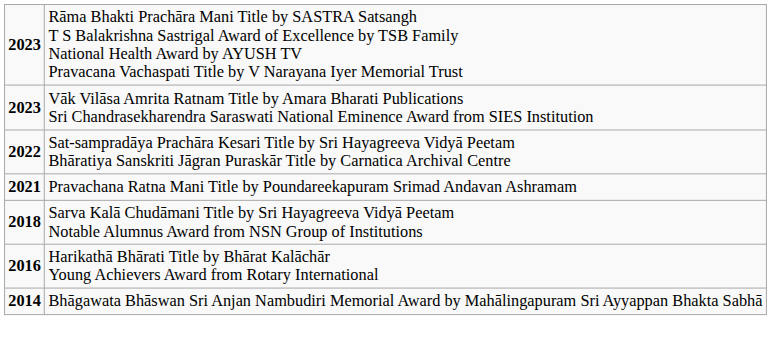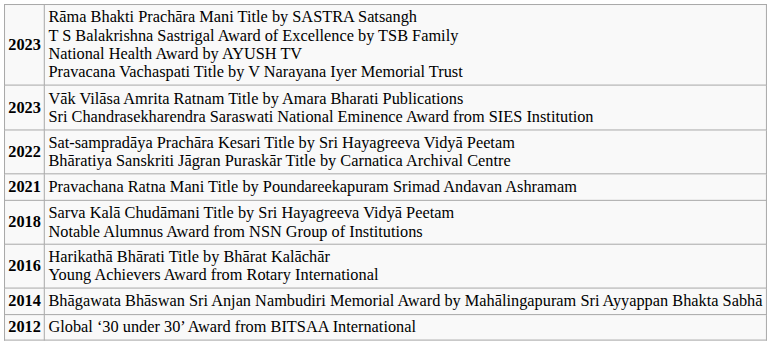+ row: (232, 327)
